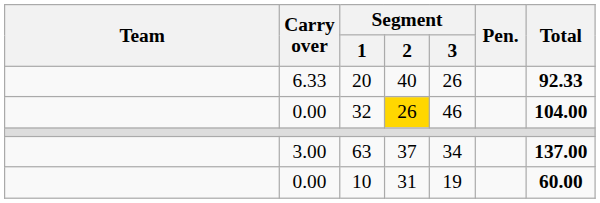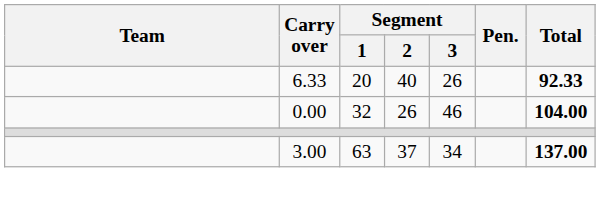(407, 111) gold background -> (407, 111) no background
- row: (362, 182)
